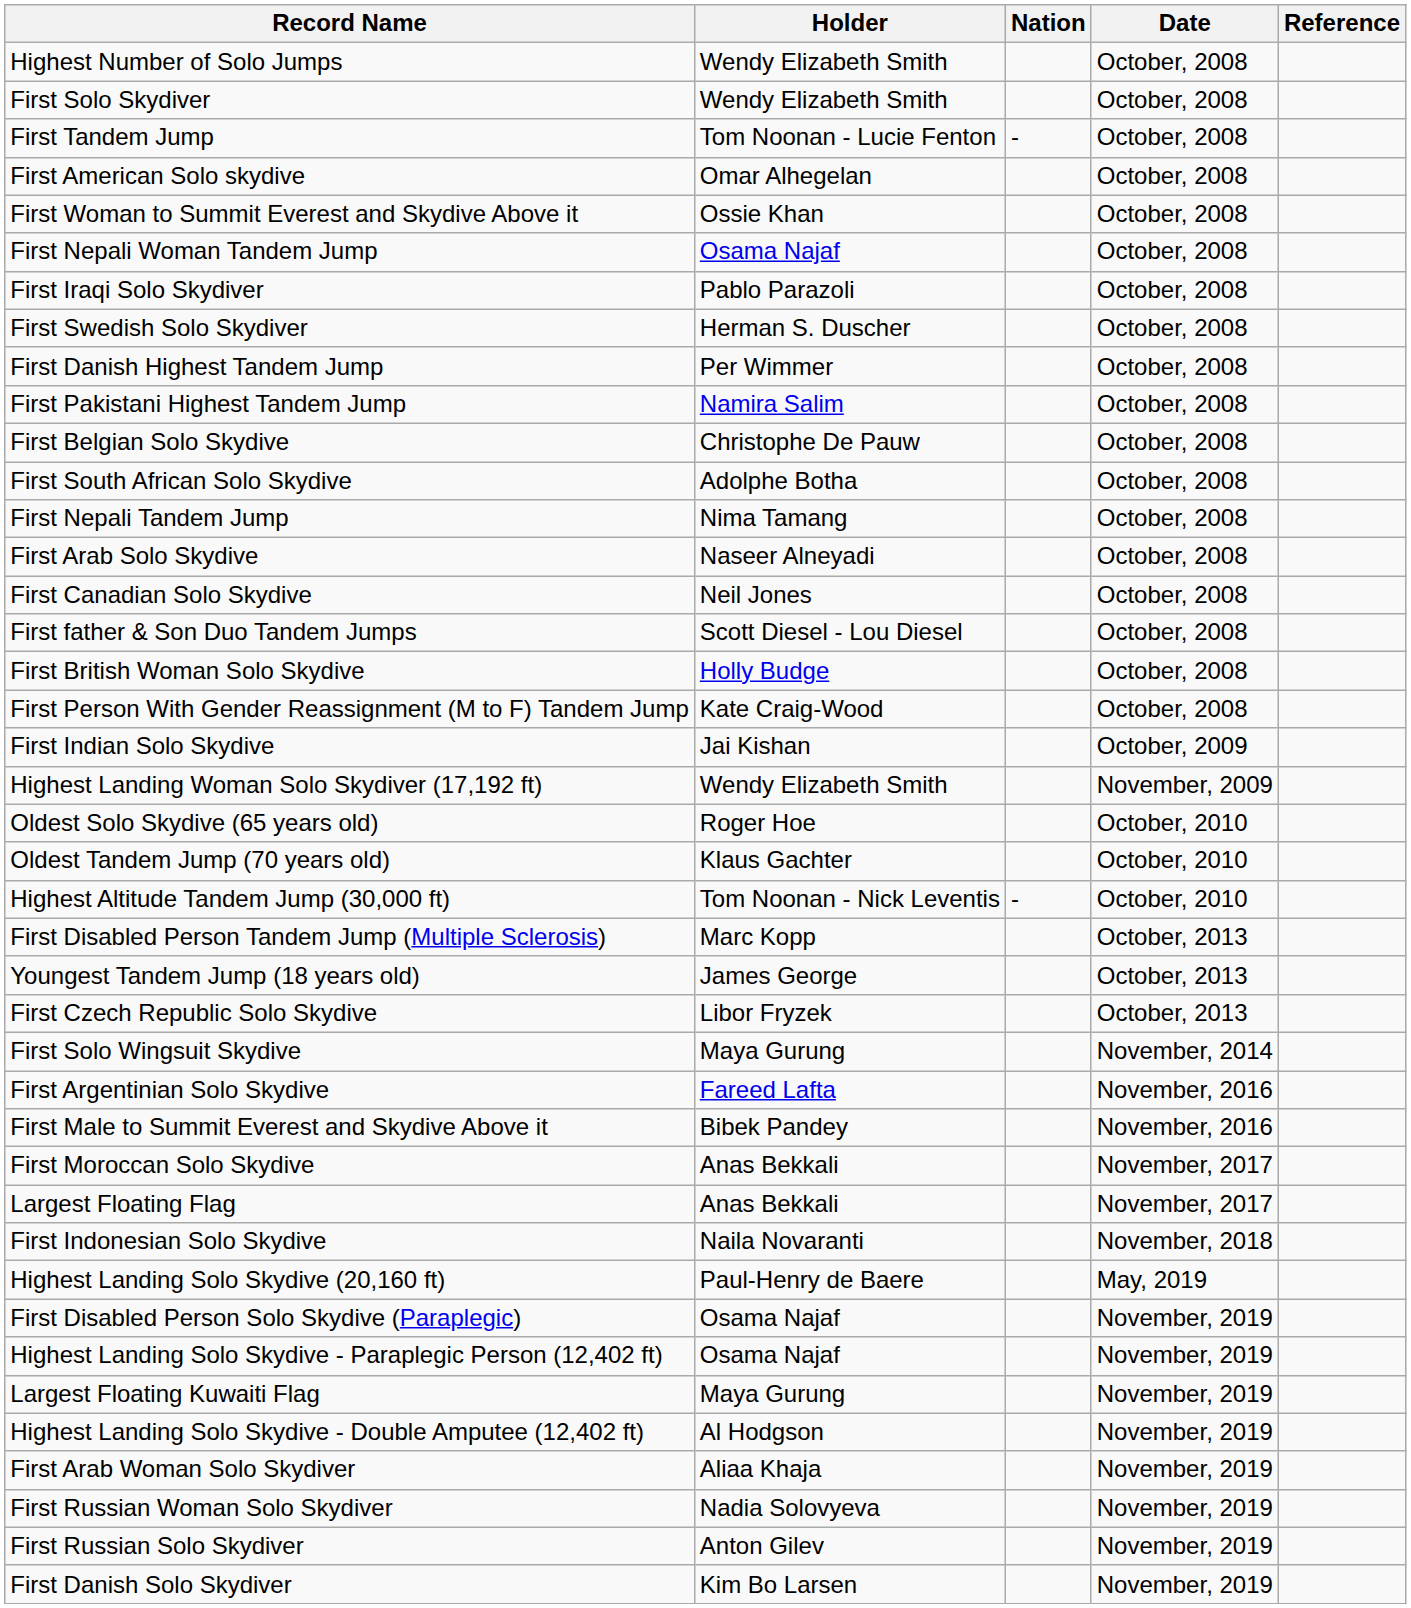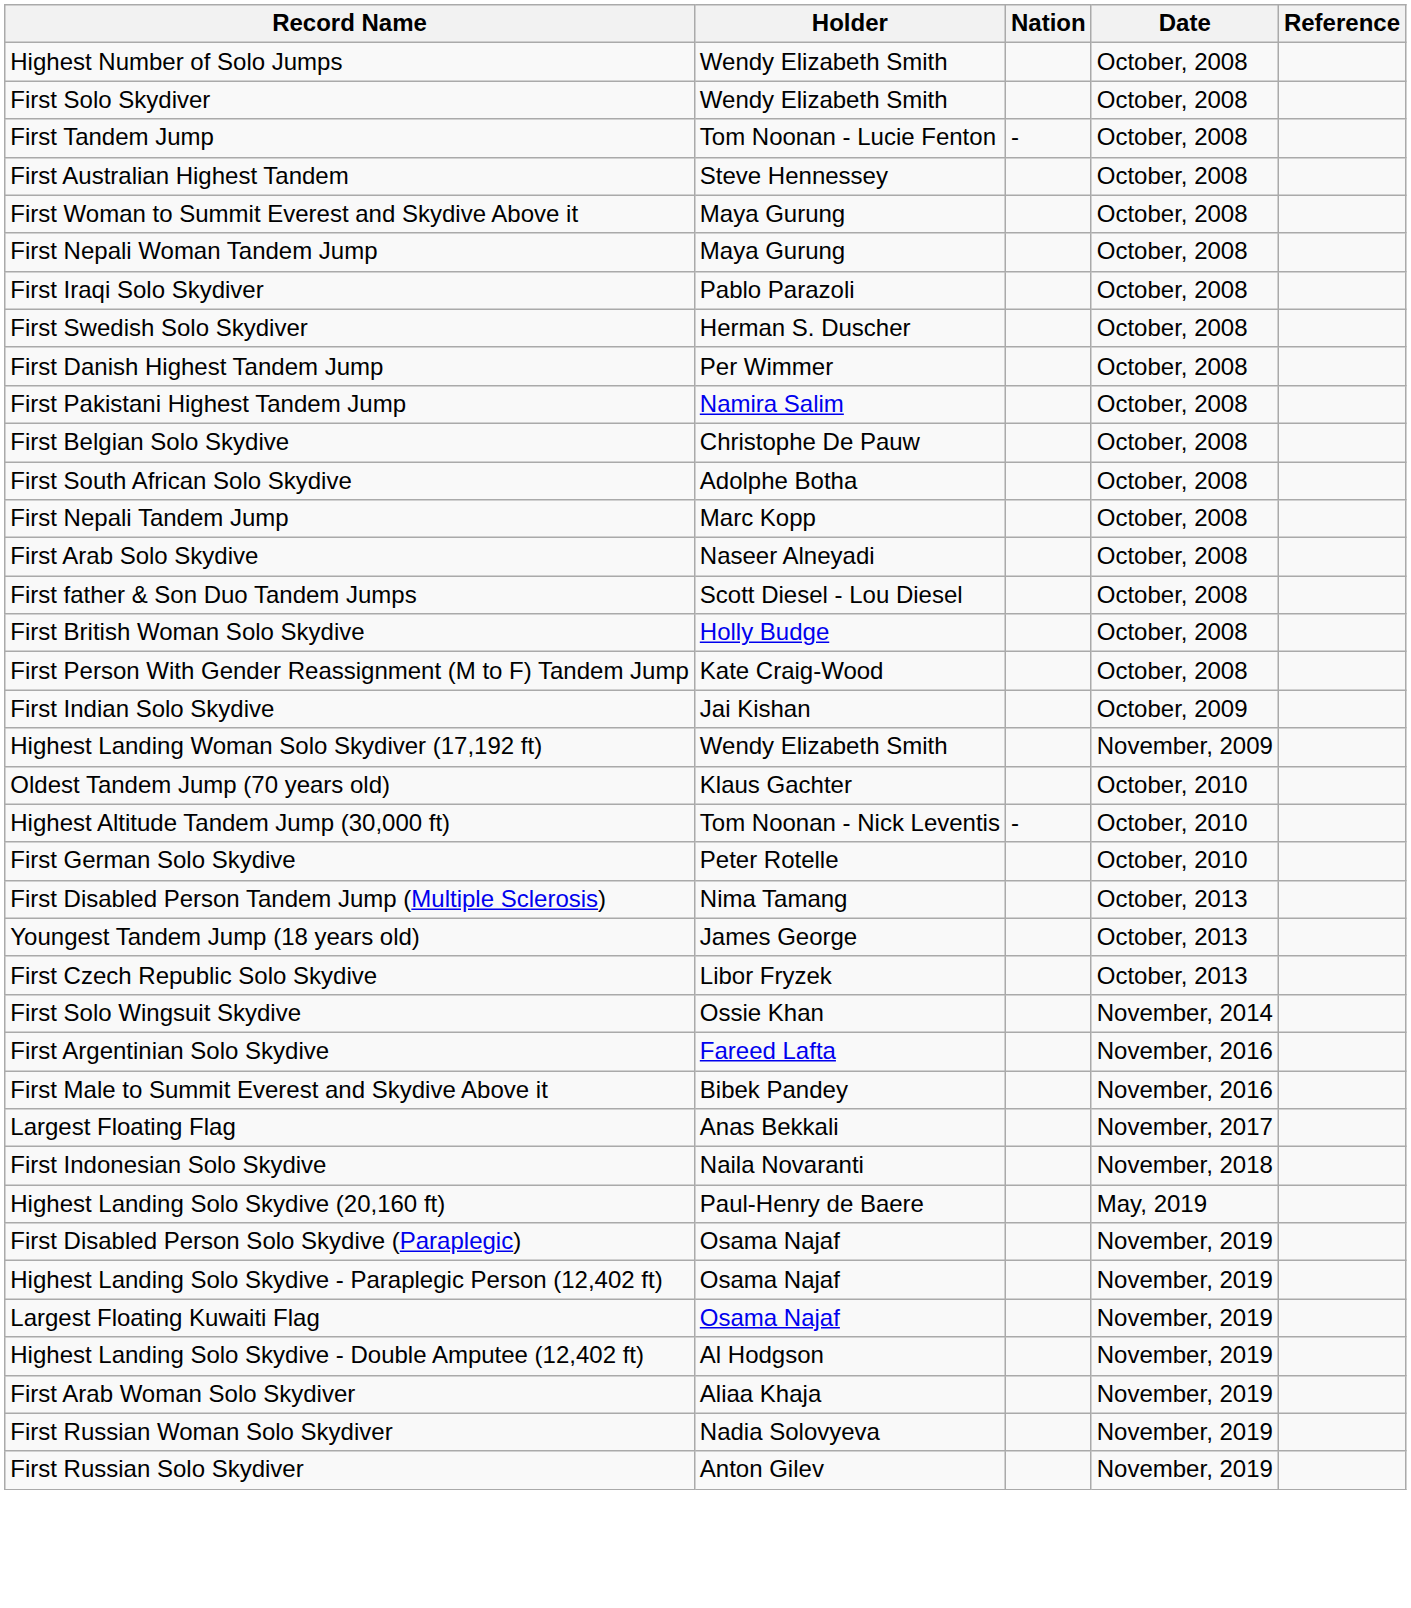- row: (158, 175)
+ row: (179, 175)
(762, 213) Ossie Khan -> (773, 213) Maya Gurung
(770, 251) Osama Najaf -> (773, 251) Maya Gurung
(774, 518) Nima Tamang -> (758, 518) Marc Kopp
- row: (161, 594)
- row: (194, 822)
+ row: (153, 860)
(758, 937) Marc Kopp -> (774, 898) Nima Tamang
(773, 1051) Maya Gurung -> (762, 1013) Ossie Khan
- row: (162, 1165)
(773, 1393) Maya Gurung -> (770, 1317) Osama Najaf
- row: (151, 1584)
